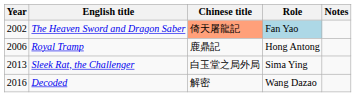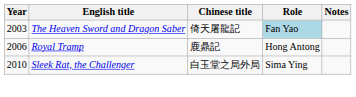(17, 29) 2002 -> (17, 29) 2003
(215, 29) lightsalmon background -> (215, 29) no background
(17, 65) 2013 -> (17, 65) 2010
- row: (49, 83)
